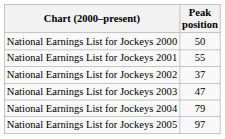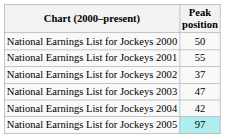(200, 108) 79 -> (200, 108) 42
(200, 125) no background -> (200, 125) paleturquoise background
